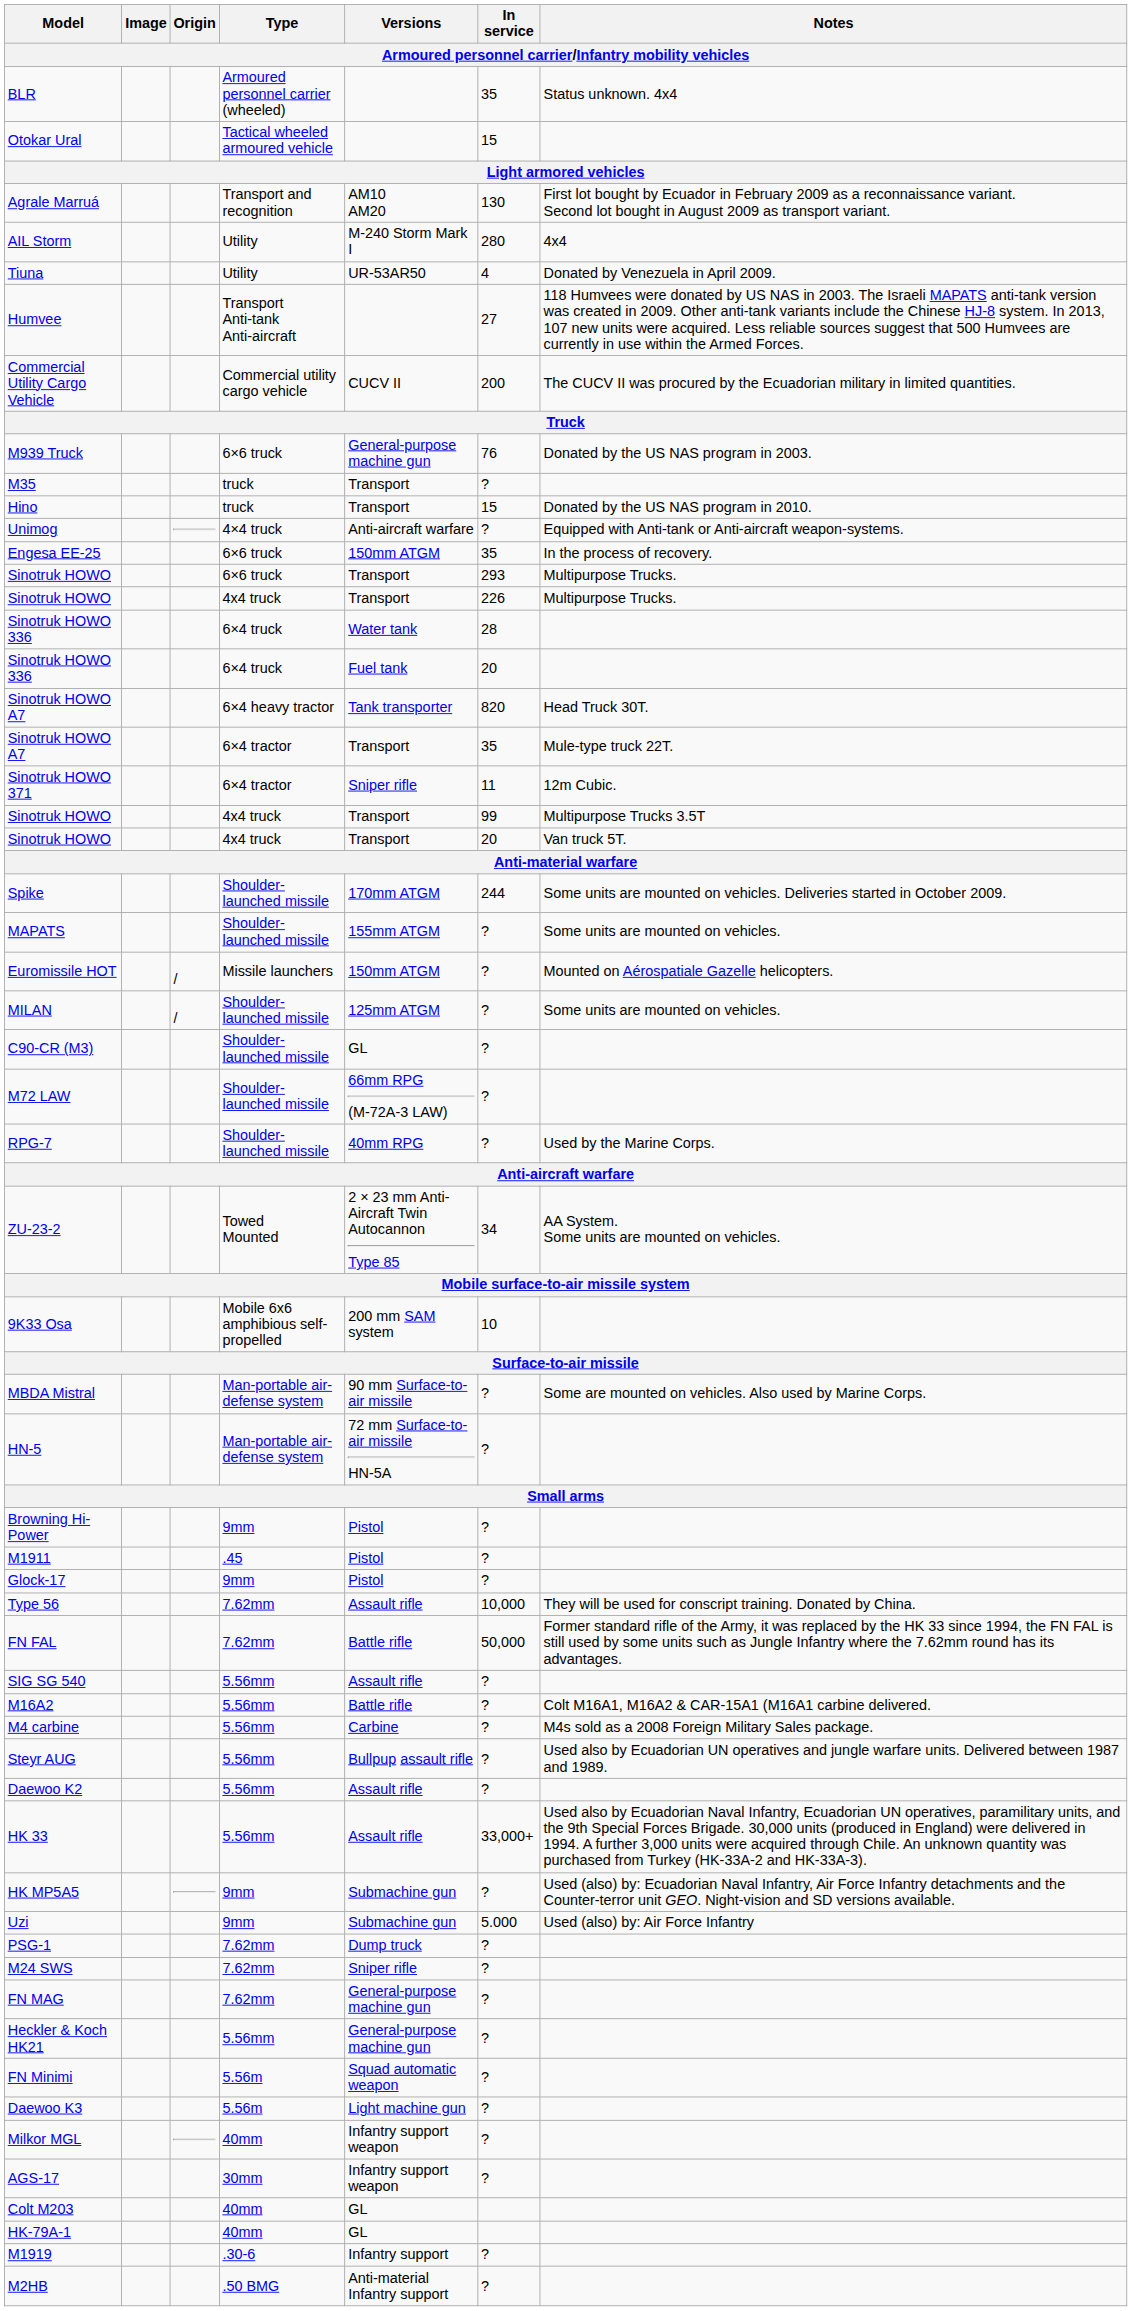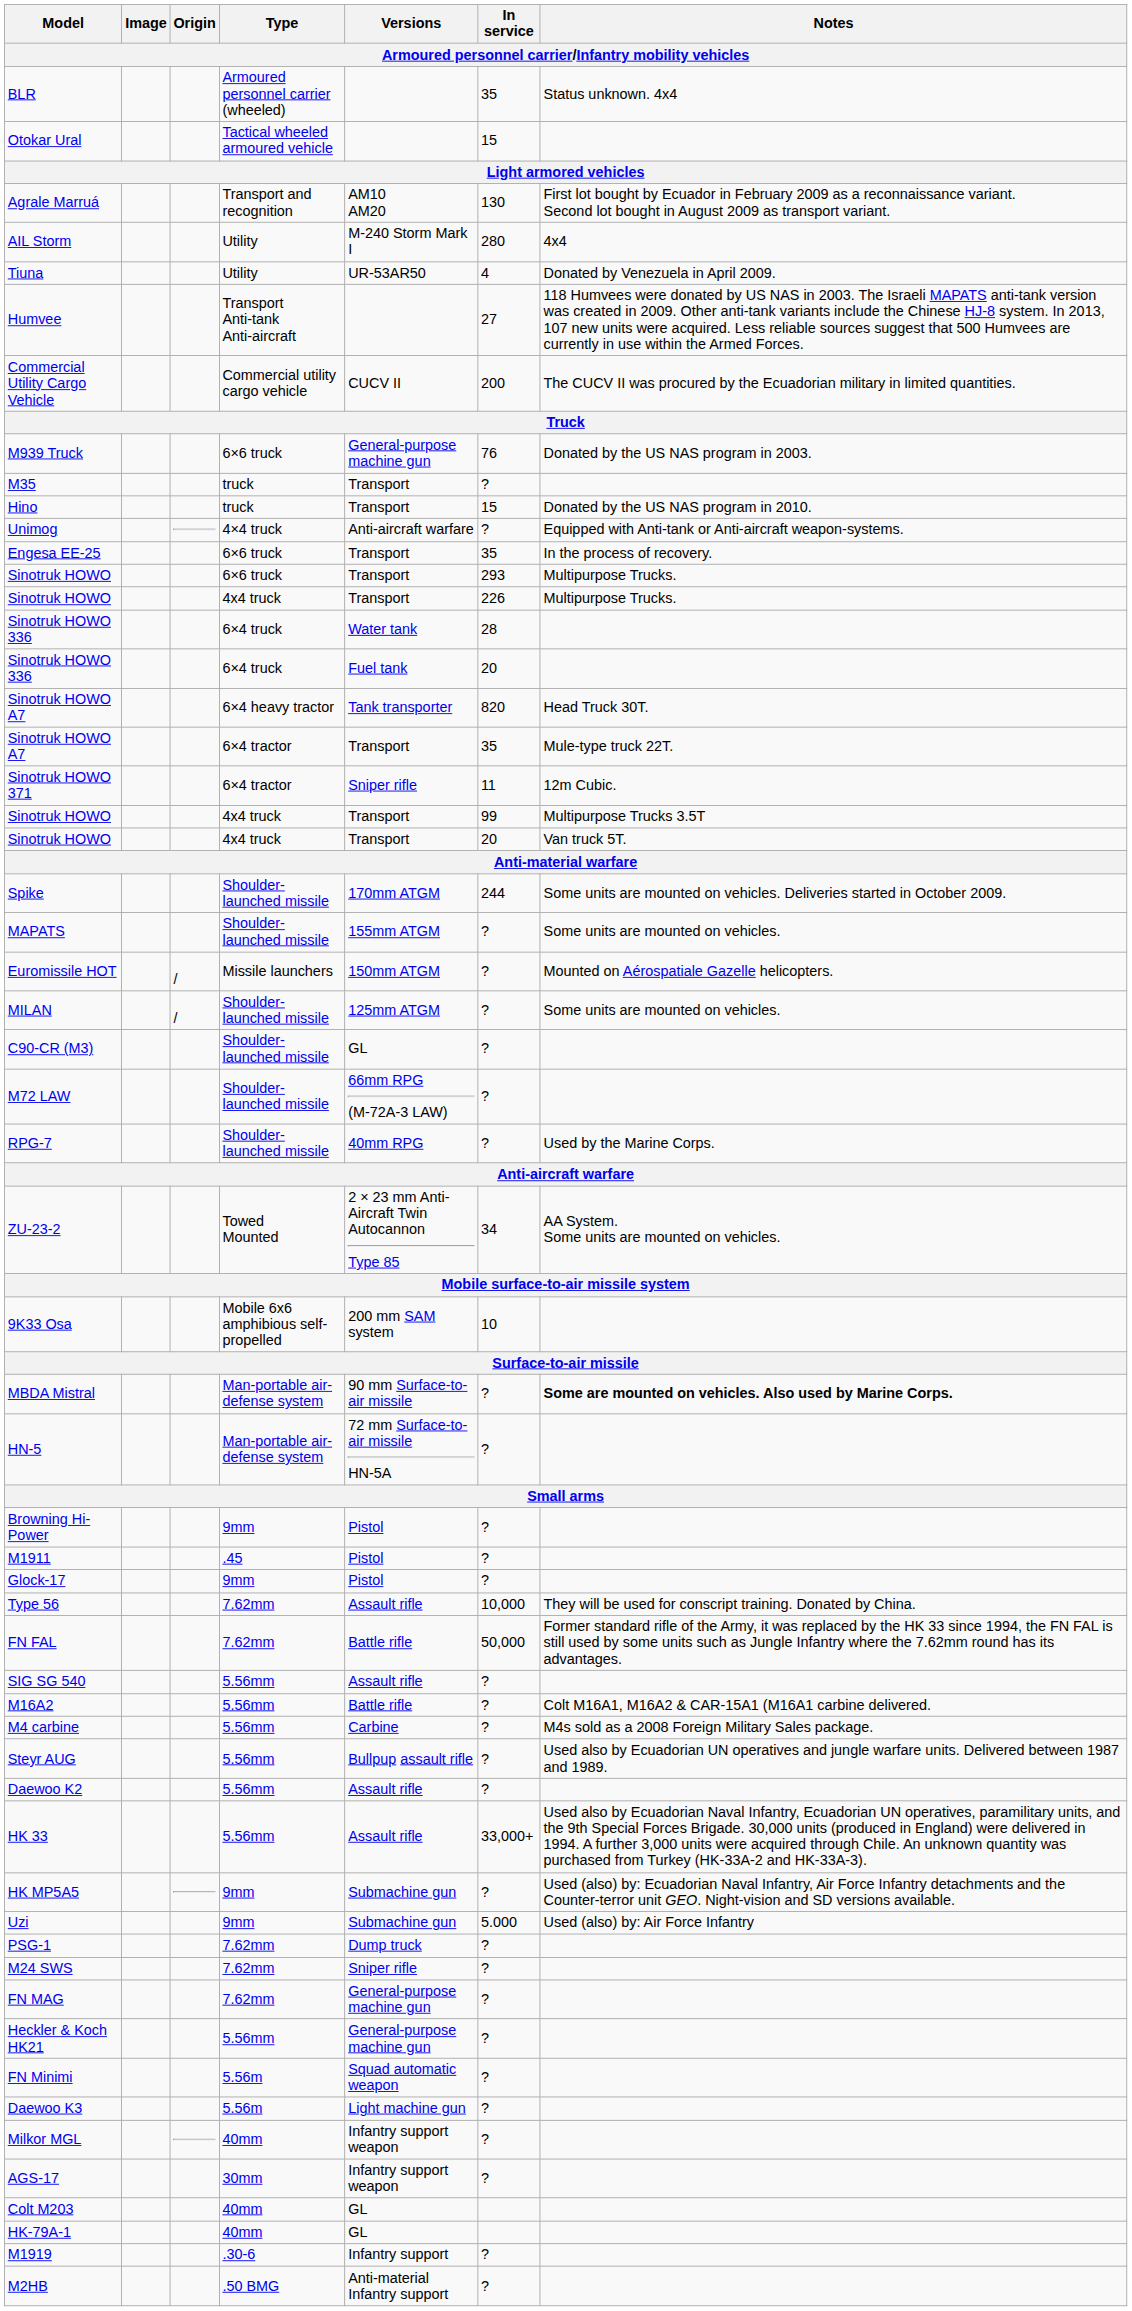(394, 552) 150mm ATGM -> (379, 552) Transport
(735, 1394) normal -> (748, 1394) bold
